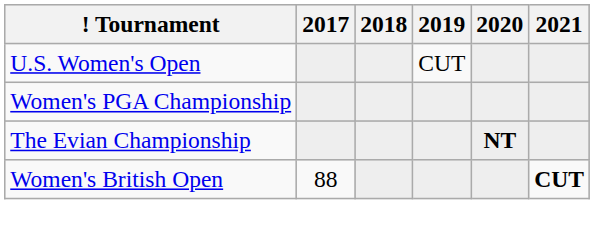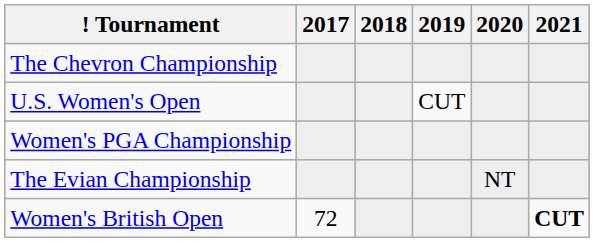+ row: (144, 62)
(500, 140) bold -> (500, 179) normal
(326, 179) 88 -> (326, 218) 72
